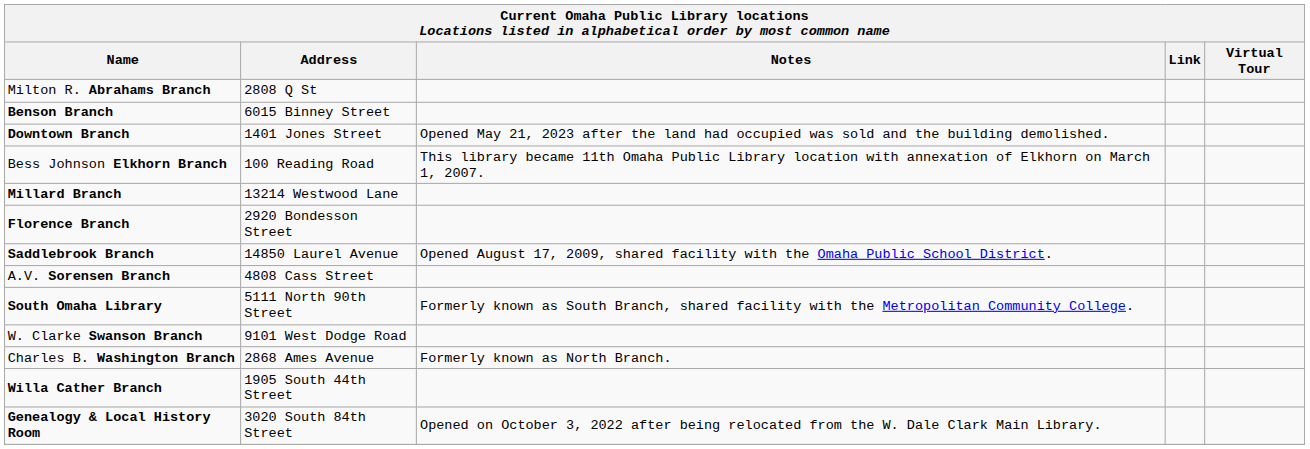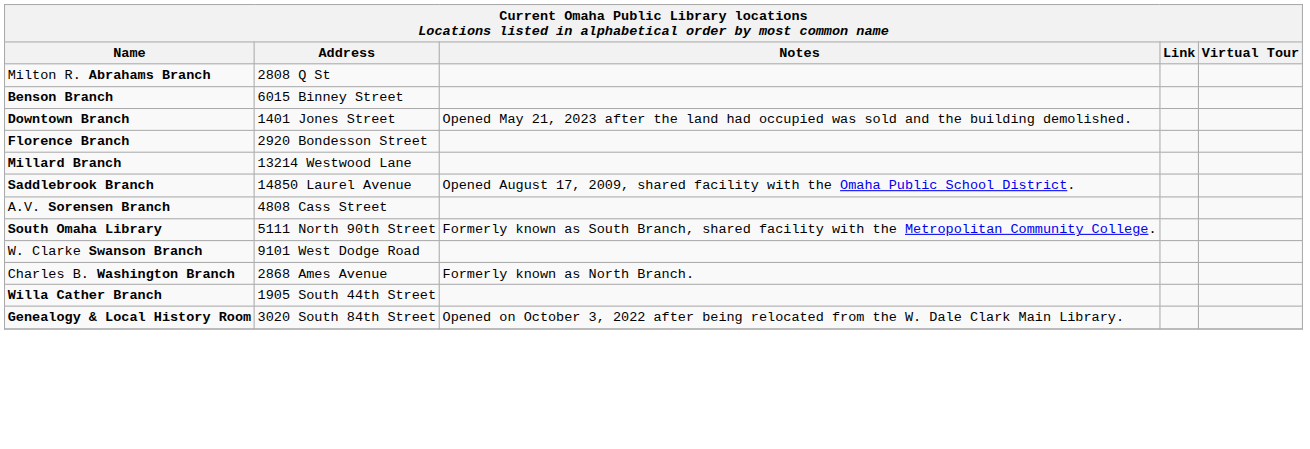- row: (117, 165)
rows swapped: (69, 224) <-> (65, 195)
